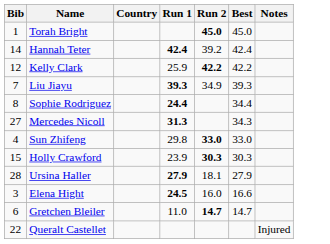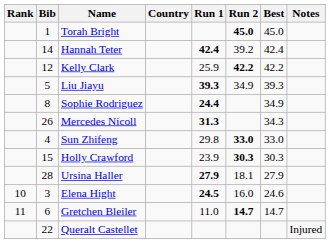+ column: (20, 13)
(15, 85) 7 -> (47, 85) 5
(242, 103) 34.4 -> (274, 103) 34.9
(15, 121) 27 -> (47, 121) 26
(242, 193) 16.6 -> (274, 193) 24.6
